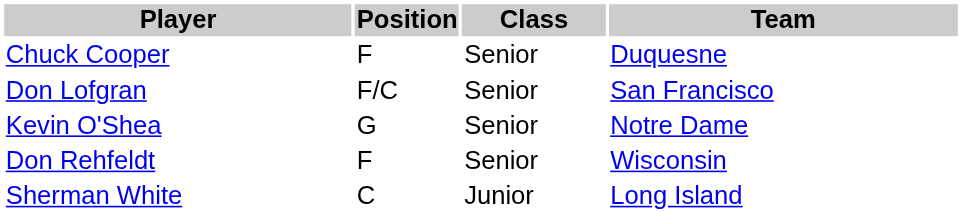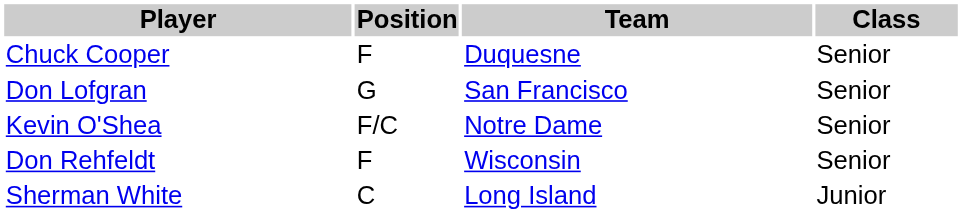columns swapped: (534, 19) <-> (783, 19)
(377, 90) F/C -> (367, 90) G
(367, 125) G -> (377, 125) F/C
